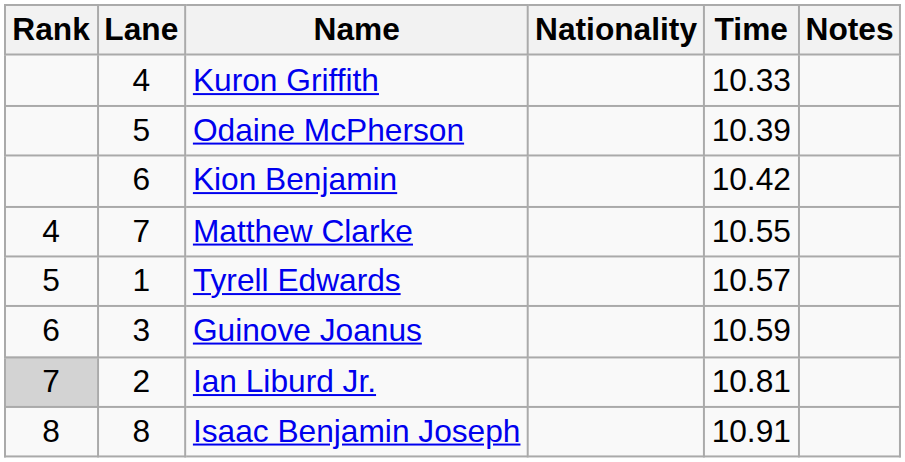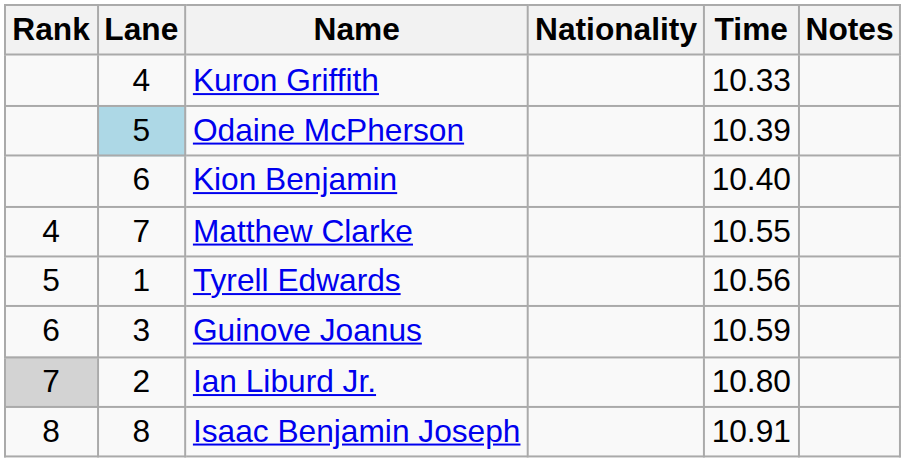(141, 130) no background -> (141, 130) lightblue background
(751, 180) 10.42 -> (751, 180) 10.40
(751, 280) 10.57 -> (751, 280) 10.56
(751, 381) 10.81 -> (751, 381) 10.80
